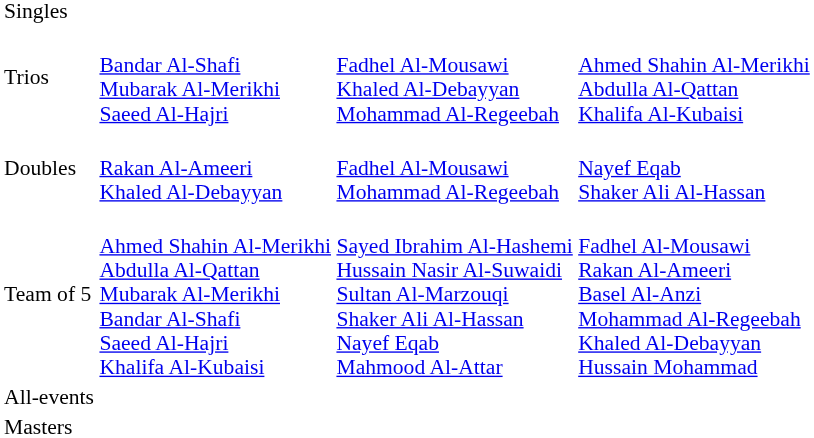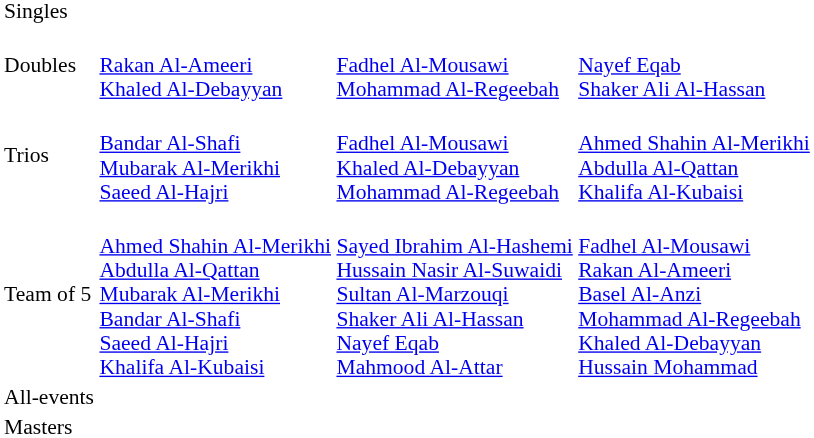rows swapped: (40, 167) <-> (26, 77)
